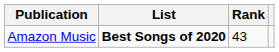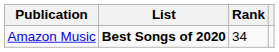(240, 36) 43 -> (240, 36) 34
